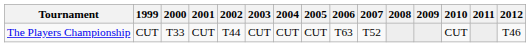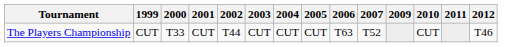- column: (400, 14)
